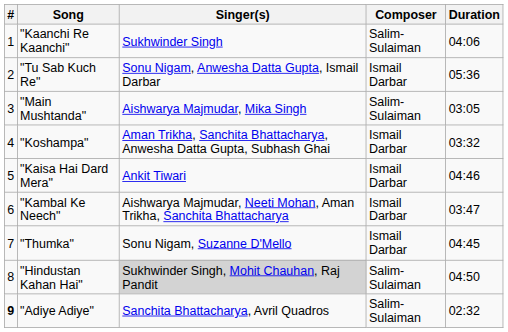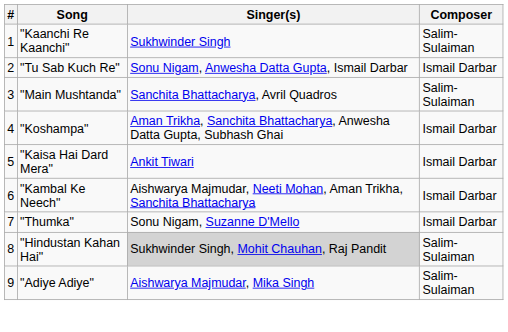- column: (474, 14)
(214, 109) Aishwarya Majmudar, Mika Singh -> (234, 95) Sanchita Bhattacharya, Avril Quadros
(11, 311) bold -> (11, 283) normal
(226, 311) Sanchita Bhattacharya, Avril Quadros -> (222, 283) Aishwarya Majmudar, Mika Singh
